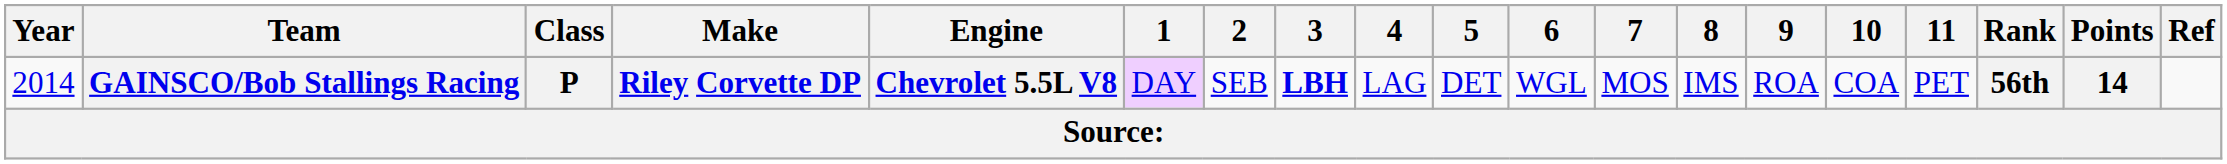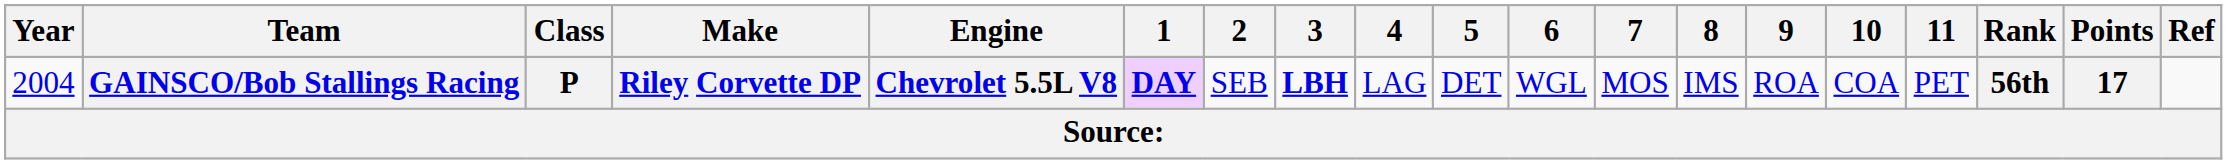(43, 81) 2014 -> (43, 81) 2004
(1164, 81) normal -> (1164, 81) bold
(2112, 81) 14 -> (2112, 81) 17
